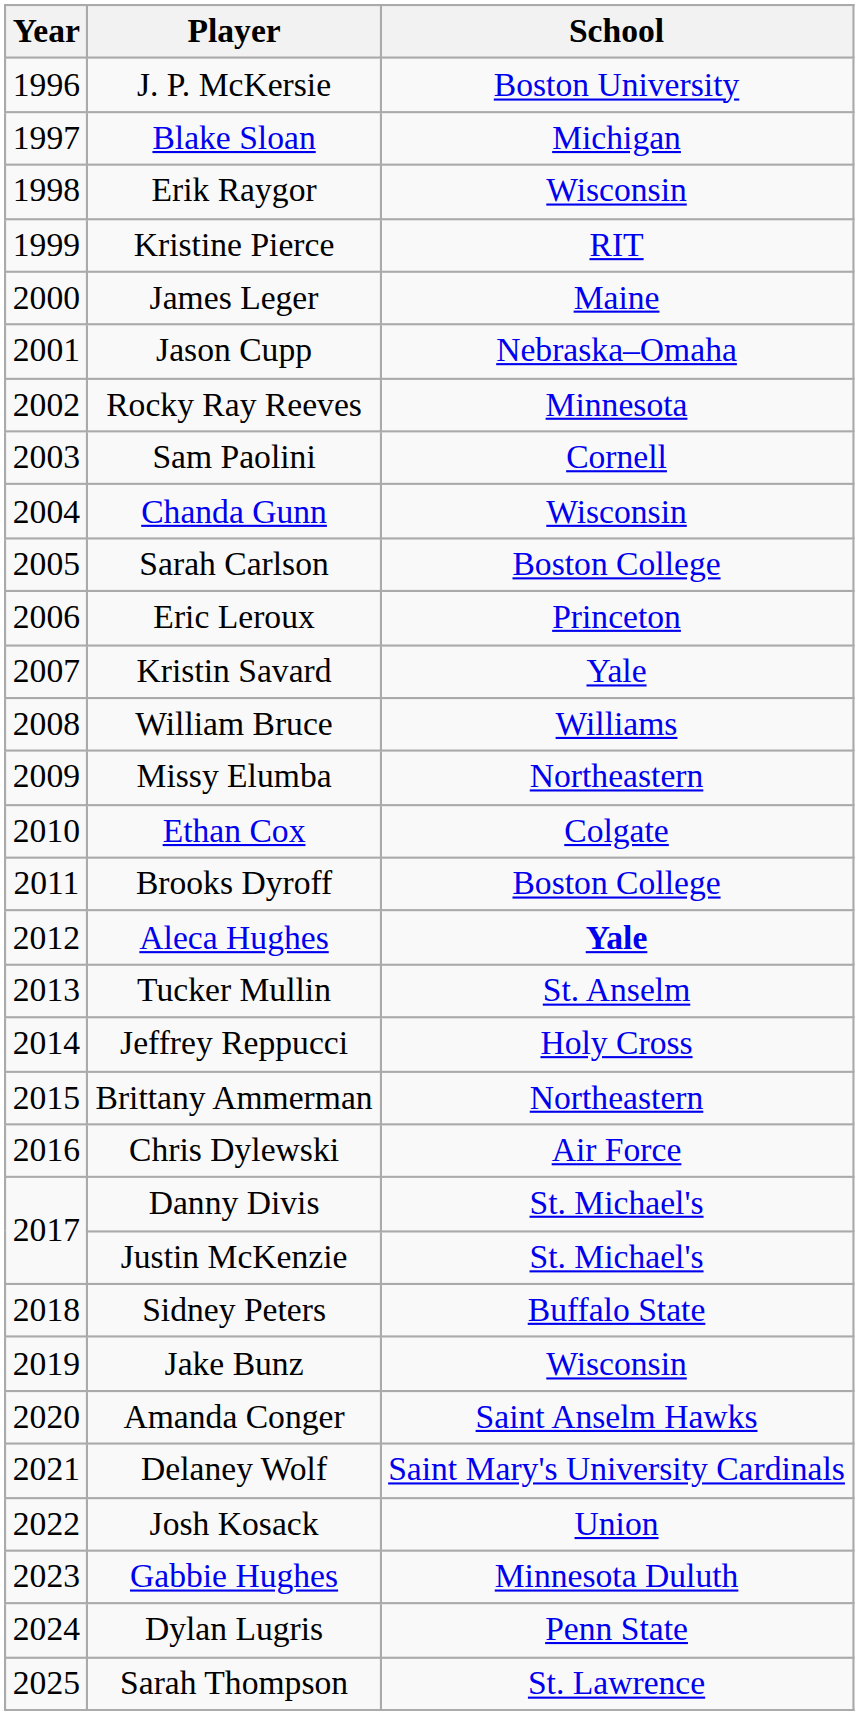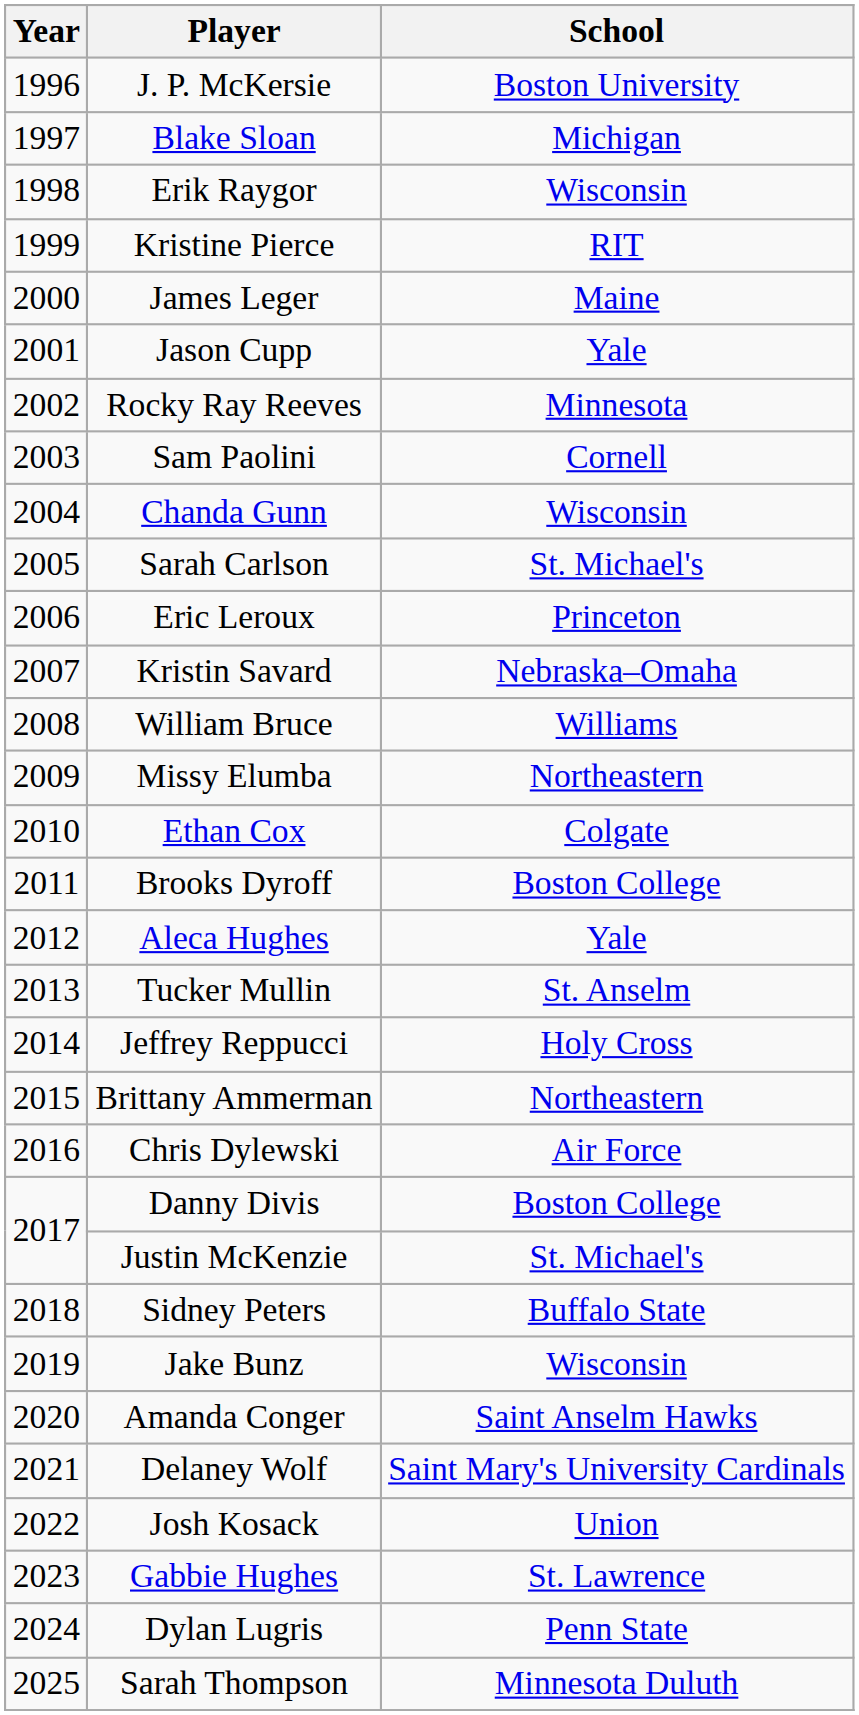(617, 350) Nebraska–Omaha -> (617, 350) Yale
(617, 564) Boston College -> (617, 564) St. Michael's
(617, 670) Yale -> (617, 670) Nebraska–Omaha
(617, 937) bold -> (617, 937) normal
(617, 1203) St. Michael's -> (617, 1203) Boston College
(617, 1576) Minnesota Duluth -> (617, 1576) St. Lawrence
(617, 1683) St. Lawrence -> (617, 1683) Minnesota Duluth
